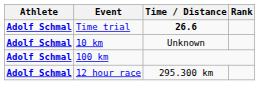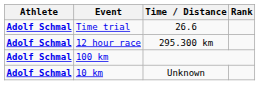(186, 27) bold -> (186, 27) normal
rows swapped: (89, 42) <-> (108, 72)
